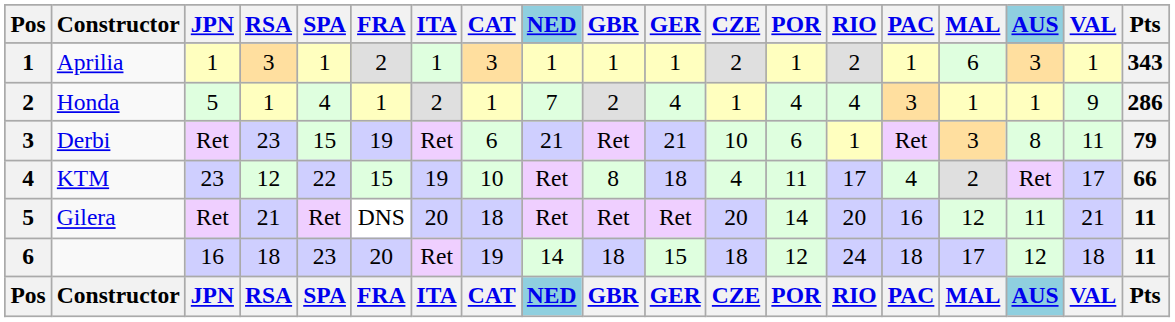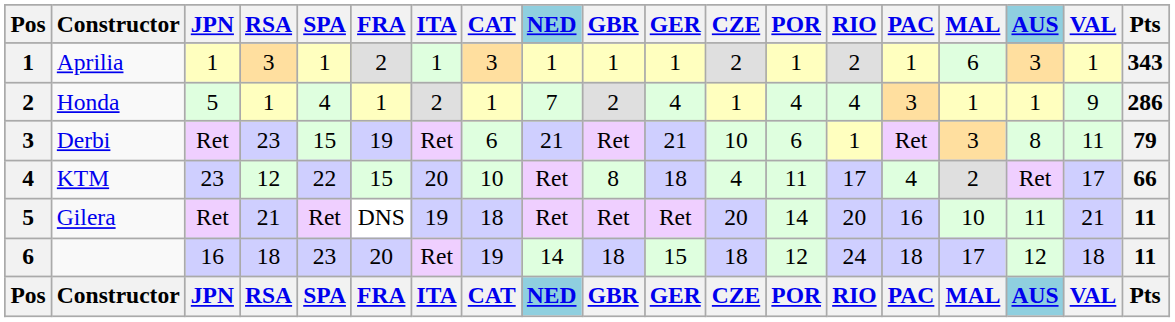(437, 178) 19 -> (437, 178) 20
(437, 217) 20 -> (437, 217) 19
(973, 217) 12 -> (973, 217) 10
